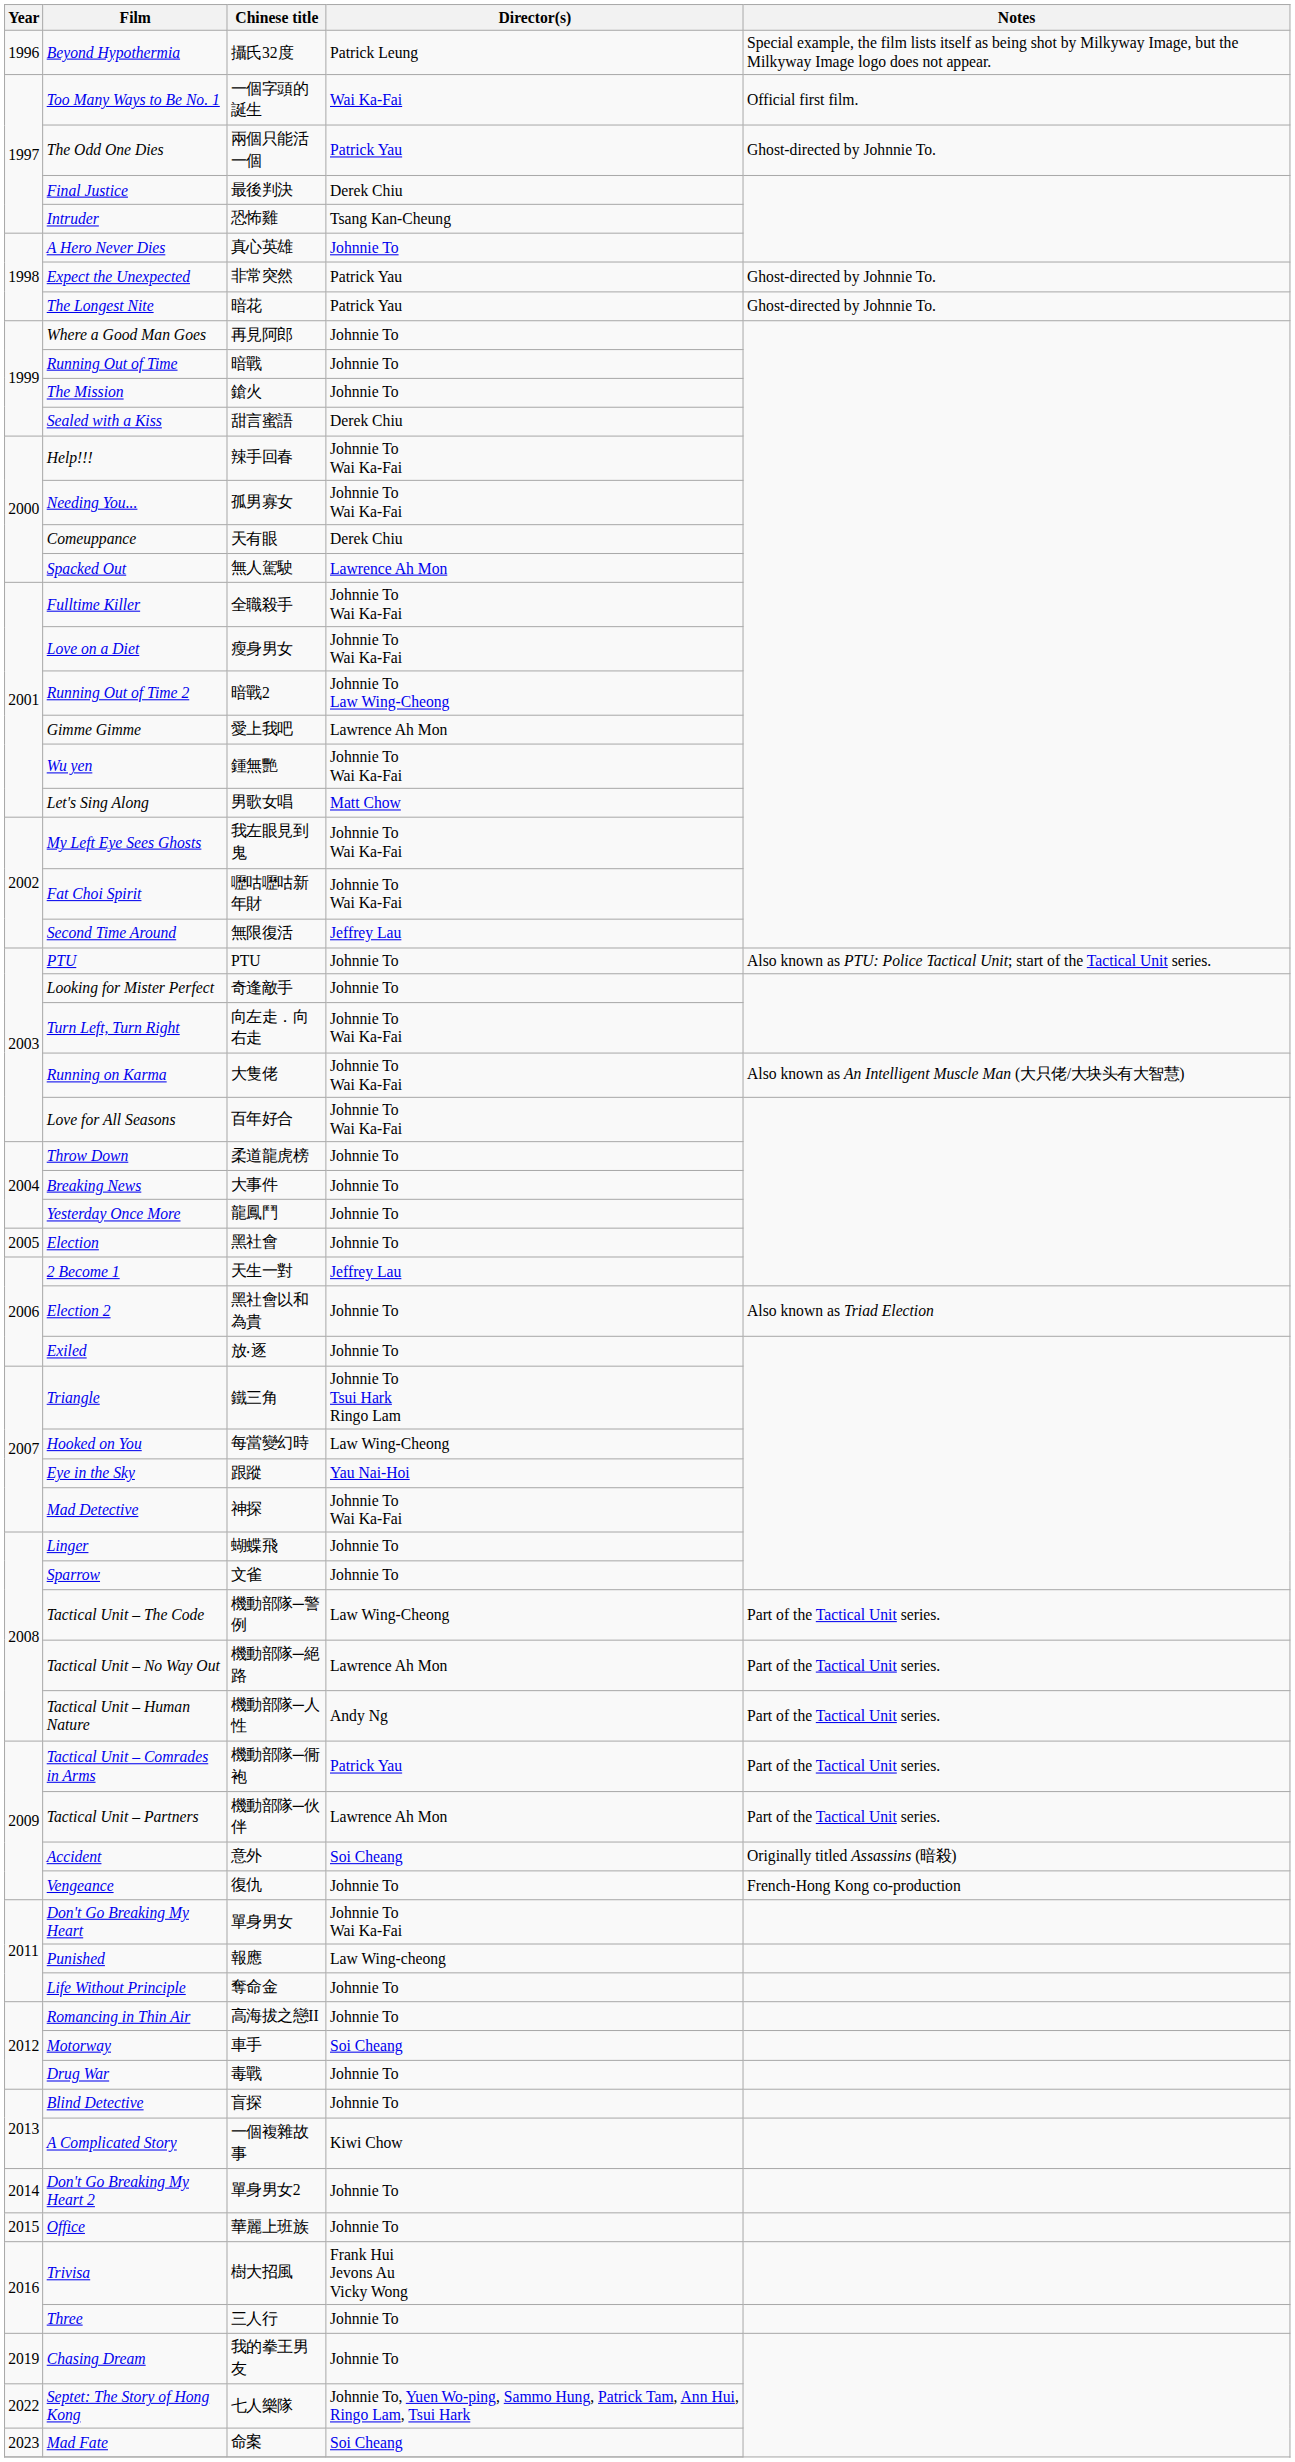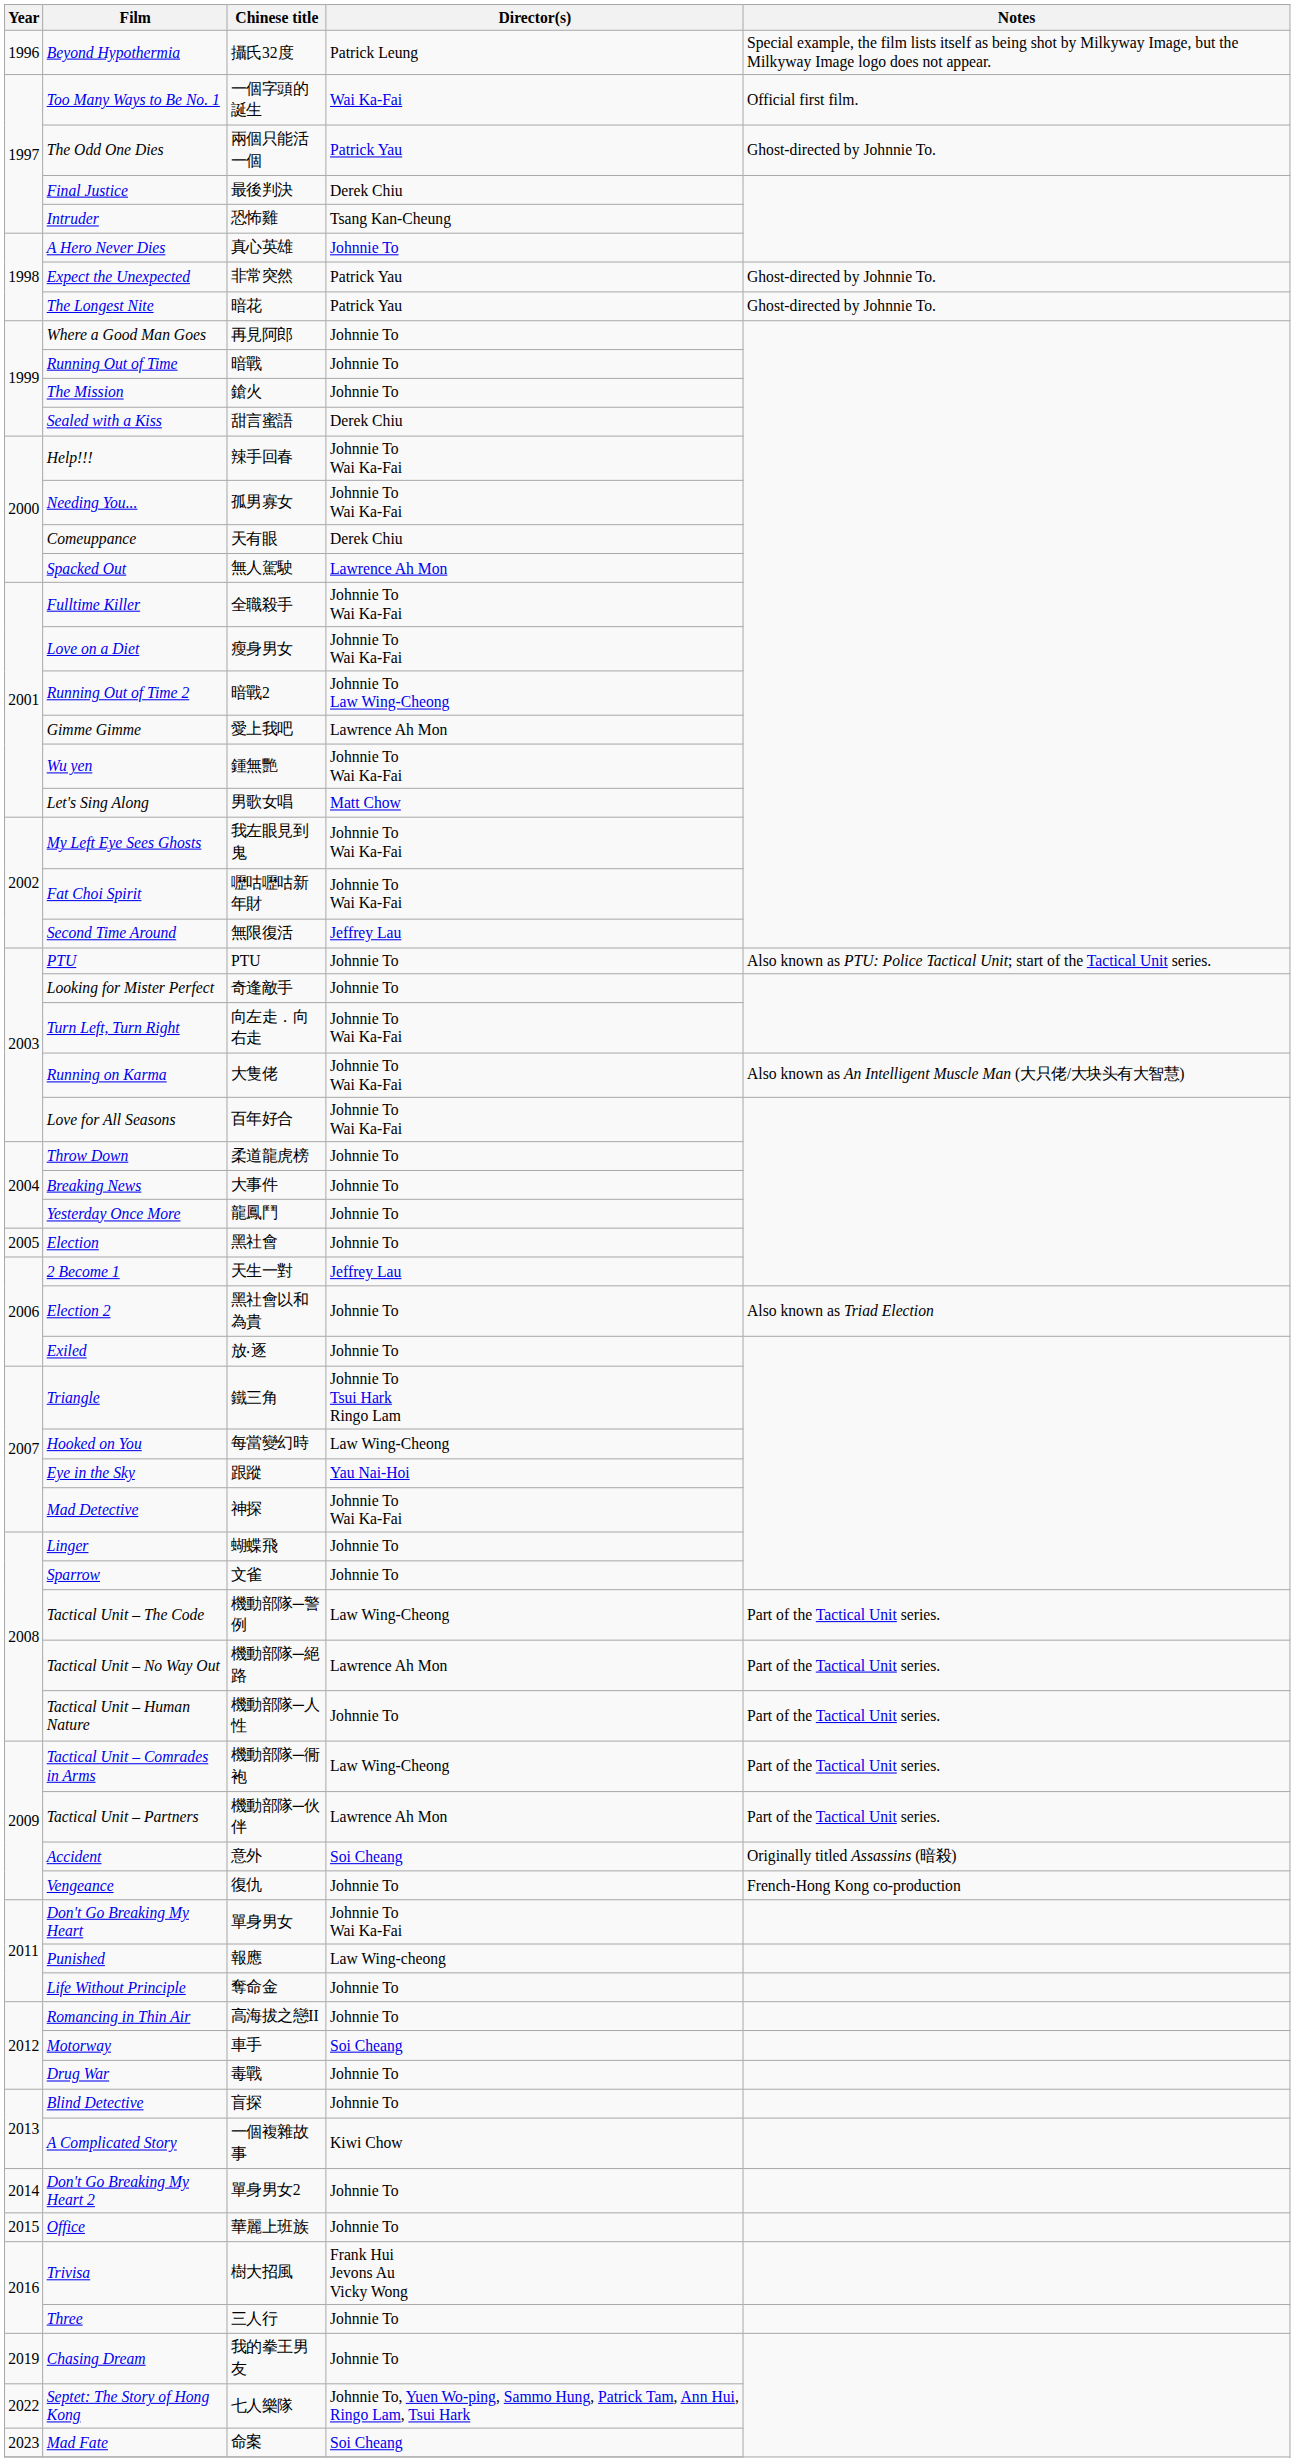(359, 1715) Andy Ng -> (364, 1715) Johnnie To
(366, 1766) Patrick Yau -> (390, 1766) Law Wing-Cheong
